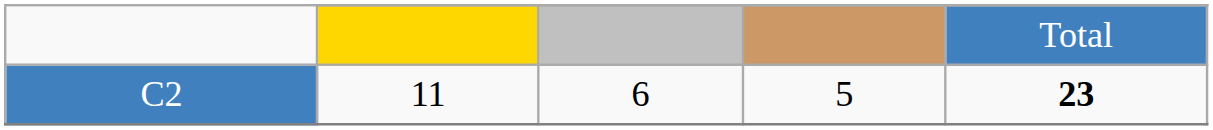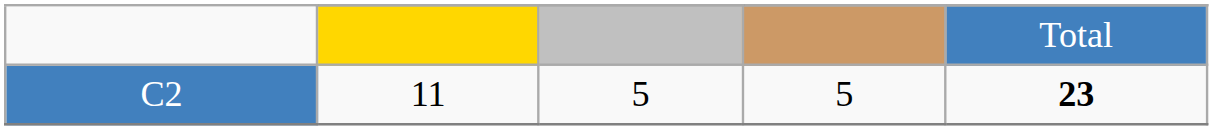(640, 94) 6 -> (640, 94) 5
